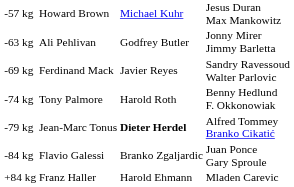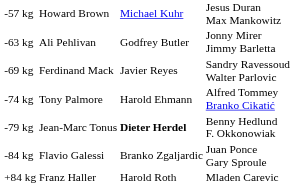(148, 99) Harold Roth -> (156, 99) Harold Ehmann
(242, 99) Benny Hedlund F. Okkonowiak -> (242, 99) Alfred Tommey Branko Cikatić
(242, 127) Alfred Tommey Branko Cikatić -> (242, 127) Benny Hedlund F. Okkonowiak
(156, 178) Harold Ehmann -> (148, 178) Harold Roth
